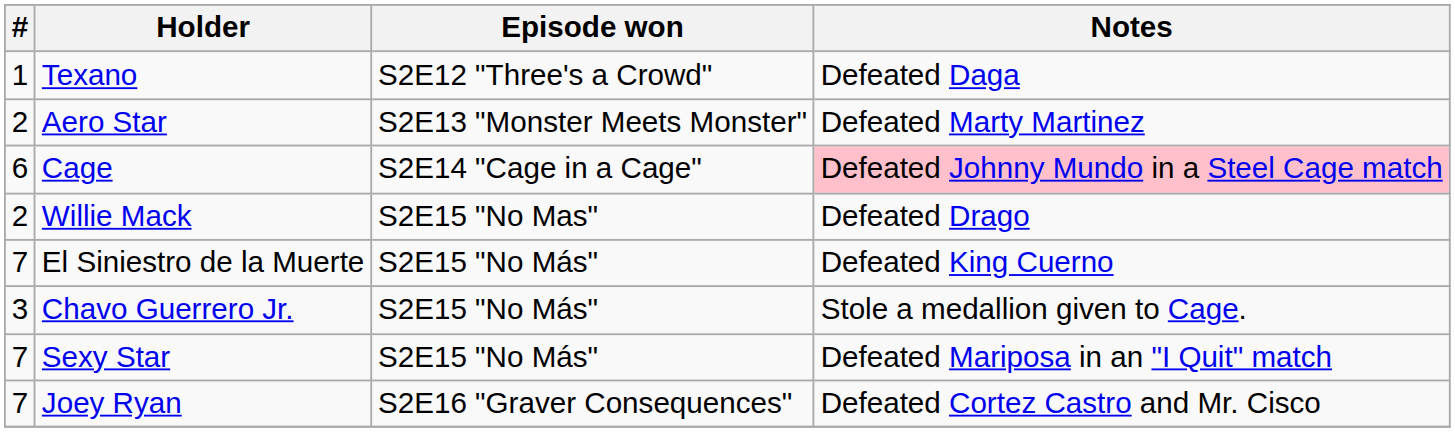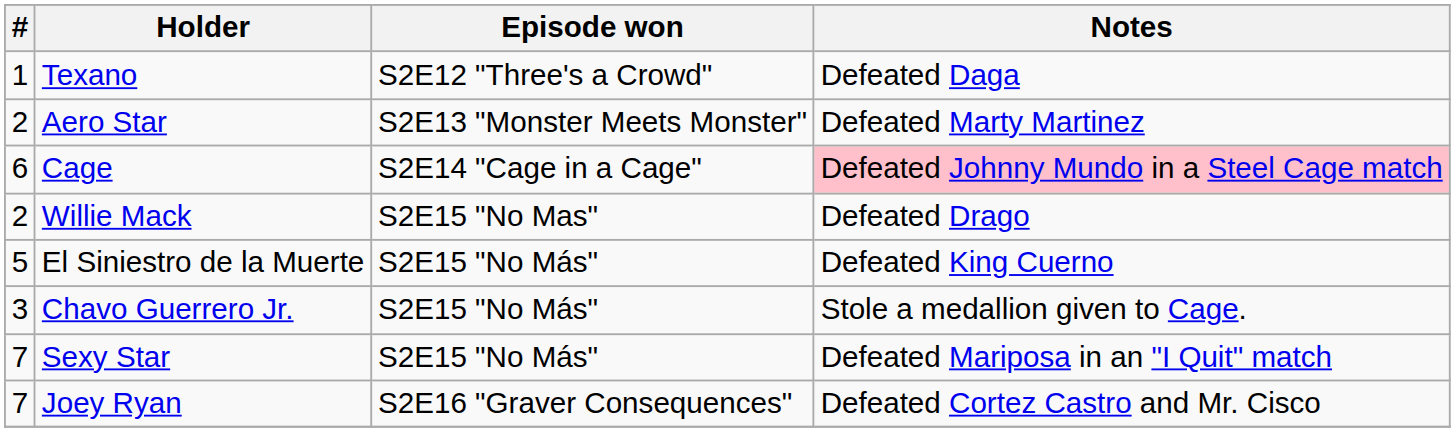(20, 262) 7 -> (20, 262) 5
